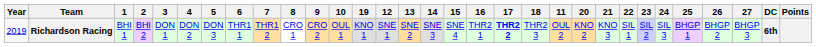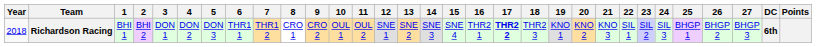columns swapped: (561, 11) <-> (364, 11)
(16, 30) 2019 -> (16, 30) 2018
